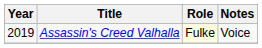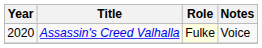(21, 33) 2019 -> (21, 33) 2020
